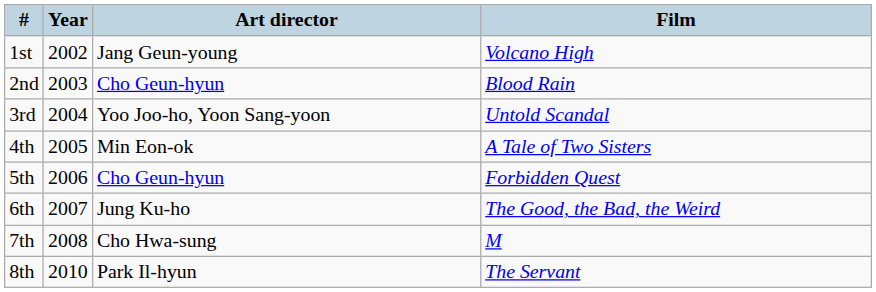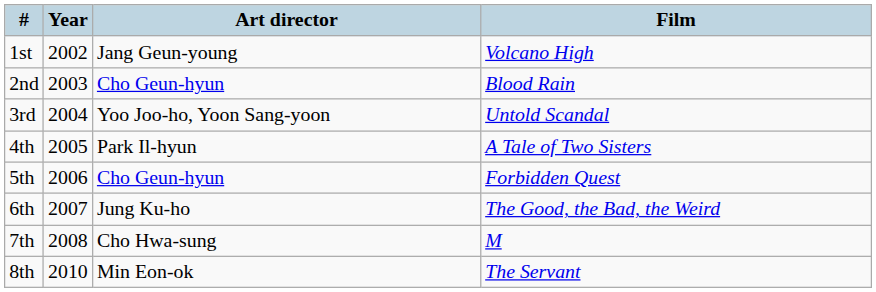(145, 146) Min Eon-ok -> (147, 146) Park Il-hyun
(147, 271) Park Il-hyun -> (145, 271) Min Eon-ok
